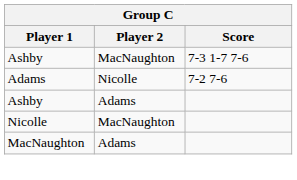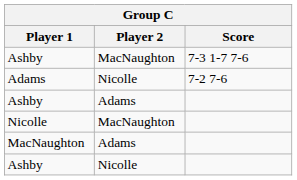+ row: (25, 164)
